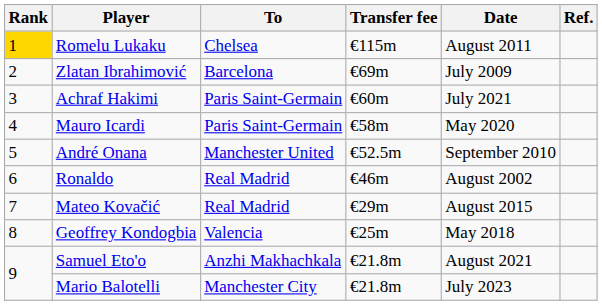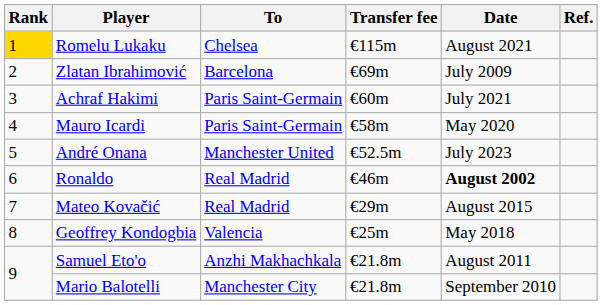(489, 44) August 2011 -> (489, 44) August 2021
(501, 152) September 2010 -> (478, 152) July 2023
(489, 179) normal -> (490, 179) bold
(489, 260) August 2021 -> (489, 260) August 2011
(478, 286) July 2023 -> (501, 286) September 2010
